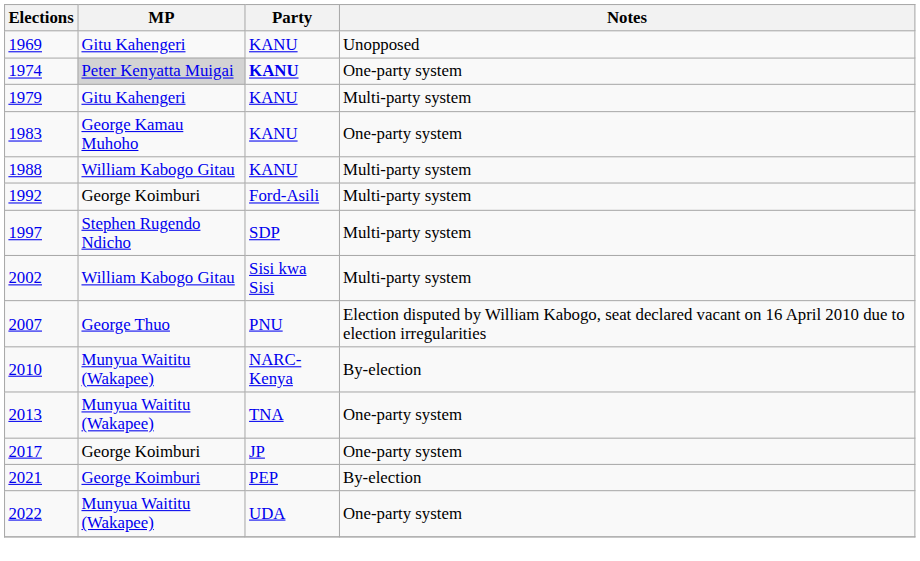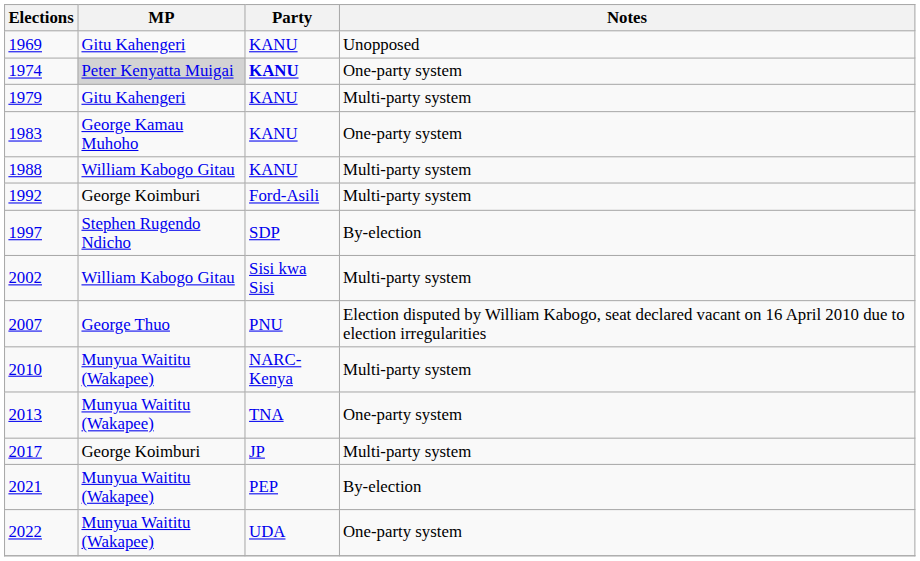(407, 232) Multi-party system -> (382, 232) By-election
(382, 369) By-election -> (407, 369) Multi-party system
(402, 450) One-party system -> (407, 450) Multi-party system
(141, 477) George Koimburi -> (136, 487) Munyua Waititu (Wakapee)
